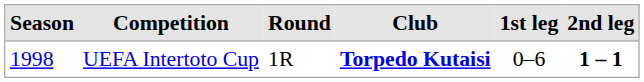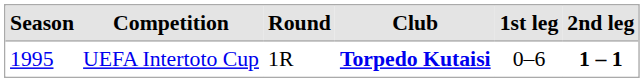(32, 58) 1998 -> (32, 58) 1995
